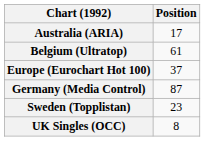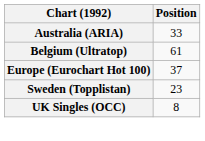(176, 32) 17 -> (176, 32) 33
- row: (79, 88)
